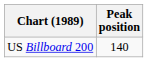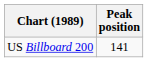(119, 47) 140 -> (119, 47) 141
